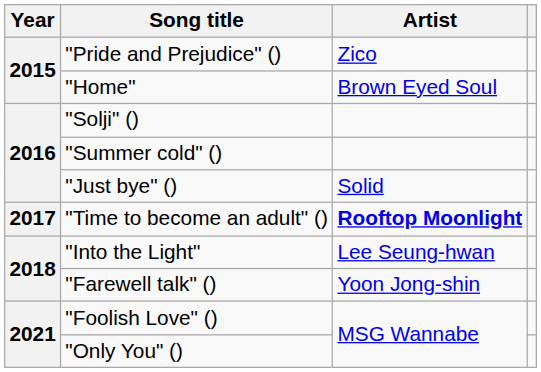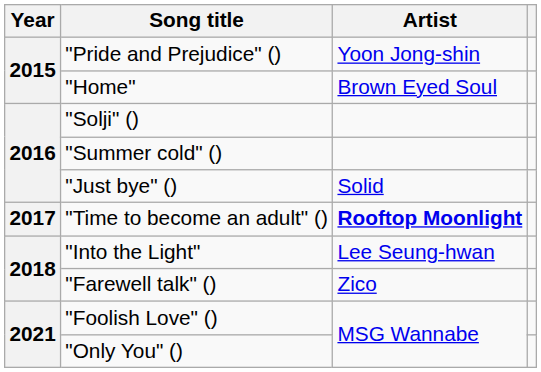(357, 53) Zico -> (409, 53) Yoon Jong-shin
(409, 284) Yoon Jong-shin -> (357, 284) Zico
